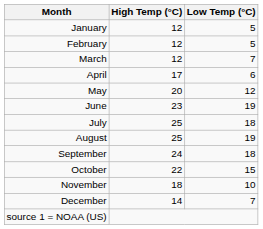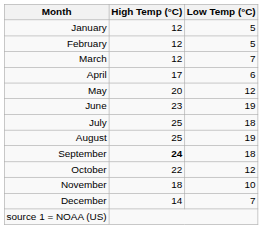(177, 153) normal -> (177, 153) bold
(250, 169) 15 -> (250, 169) 12
